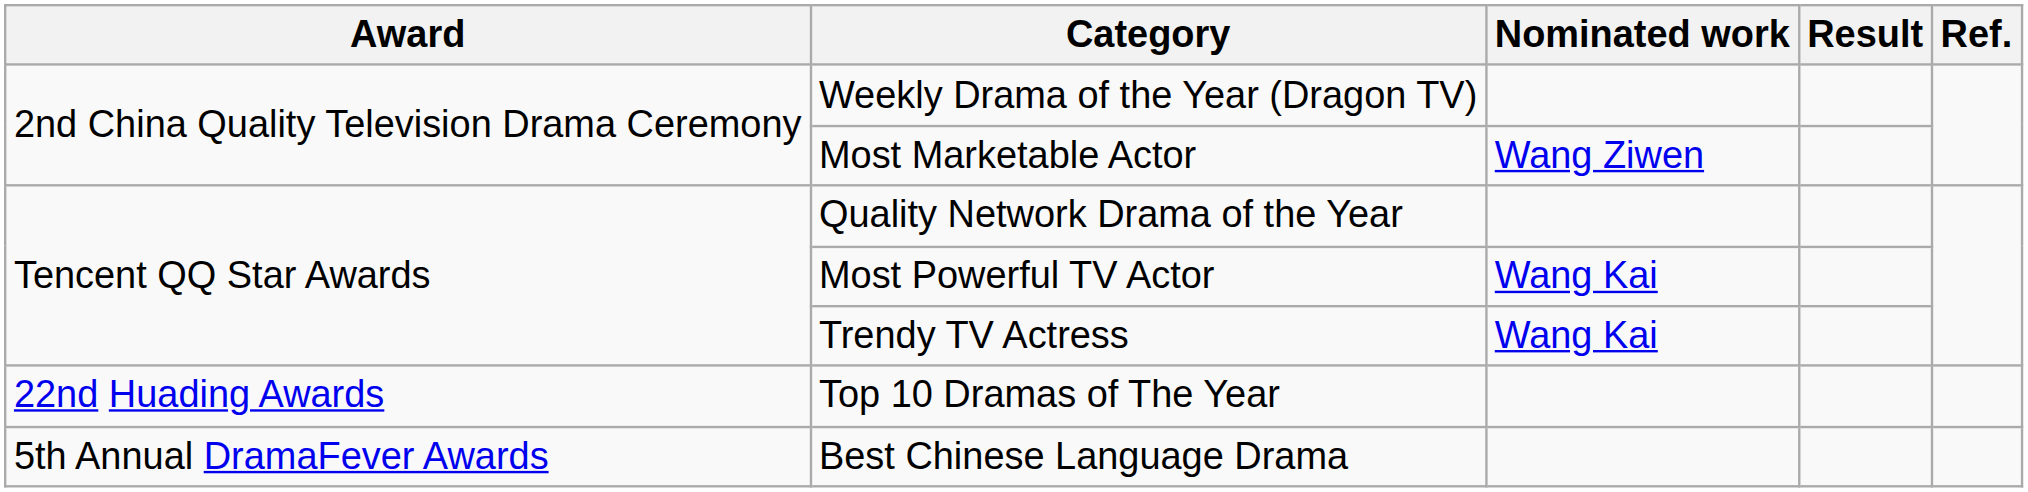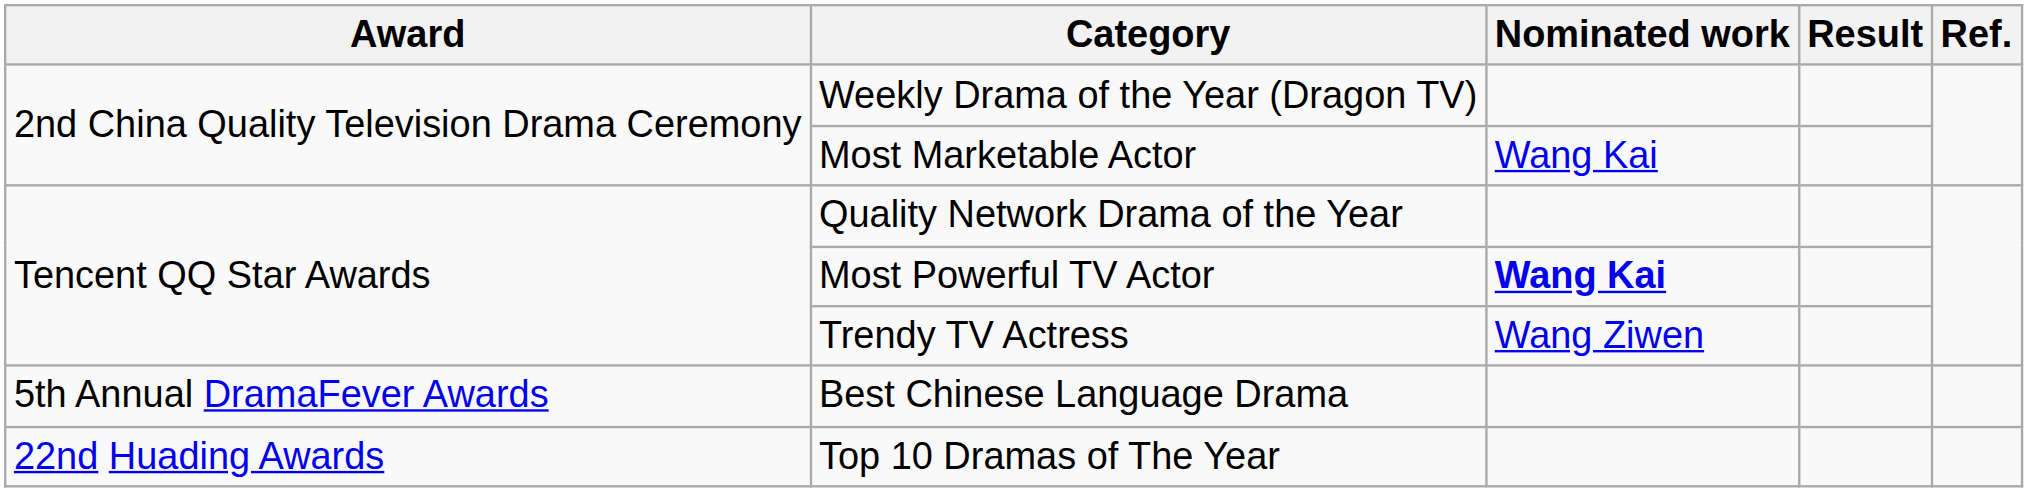(1599, 154) Wang Ziwen -> (1576, 154) Wang Kai
(1576, 275) normal -> (1580, 275) bold
(1576, 335) Wang Kai -> (1599, 335) Wang Ziwen
rows swapped: (1049, 395) <-> (1084, 455)
